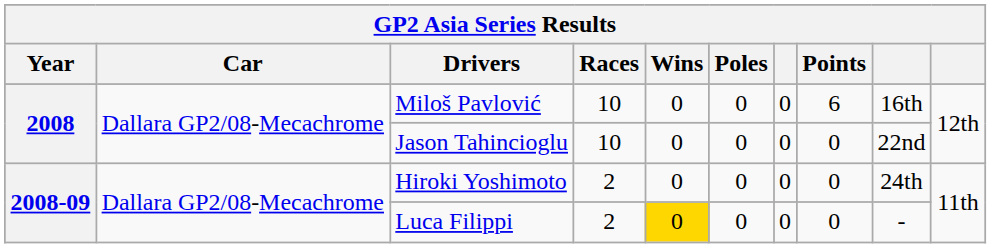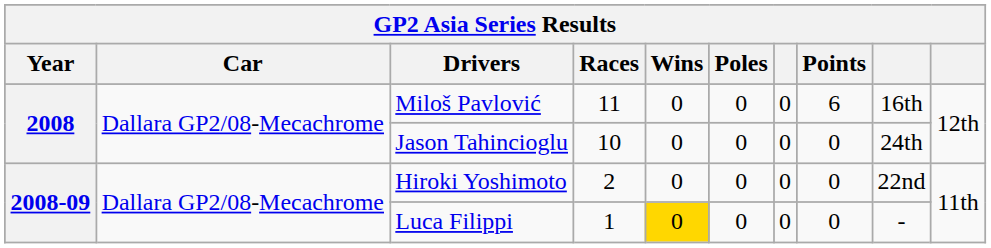(609, 102) 10 -> (609, 102) 11
(901, 142) 22nd -> (901, 142) 24th
(901, 181) 24th -> (901, 181) 22nd
(609, 221) 2 -> (609, 221) 1
